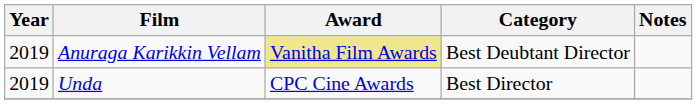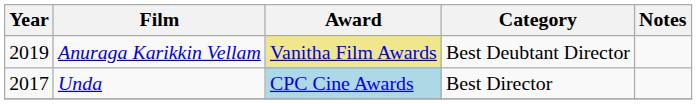(29, 83) 2019 -> (29, 83) 2017
(342, 83) no background -> (342, 83) lightblue background
